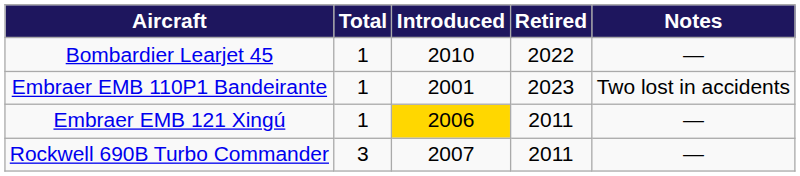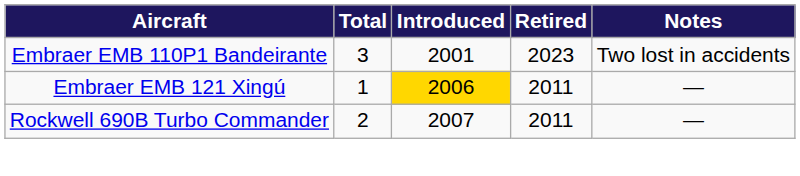- row: (169, 54)
(363, 87) 1 -> (363, 54) 3
(363, 154) 3 -> (363, 120) 2
